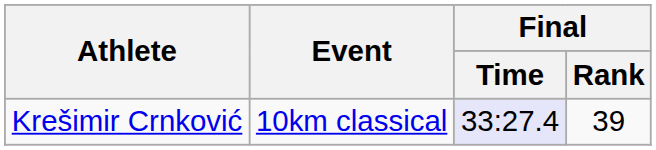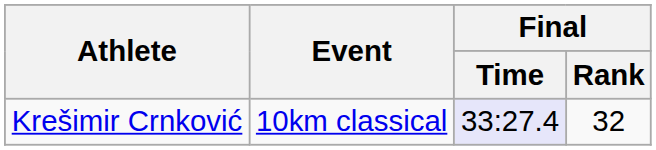(609, 121) 39 -> (609, 121) 32
